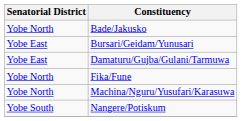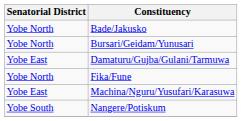(27, 44) Yobe East -> (30, 44) Yobe North
(30, 92) Yobe North -> (27, 92) Yobe East
